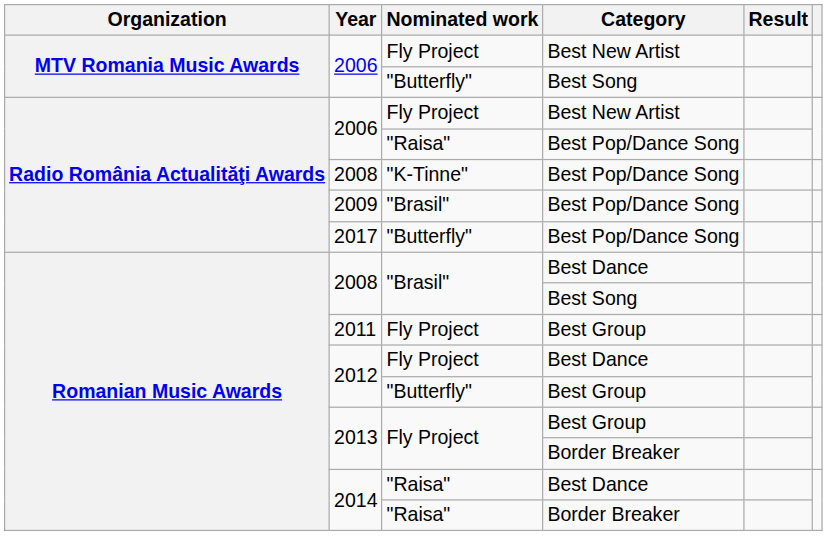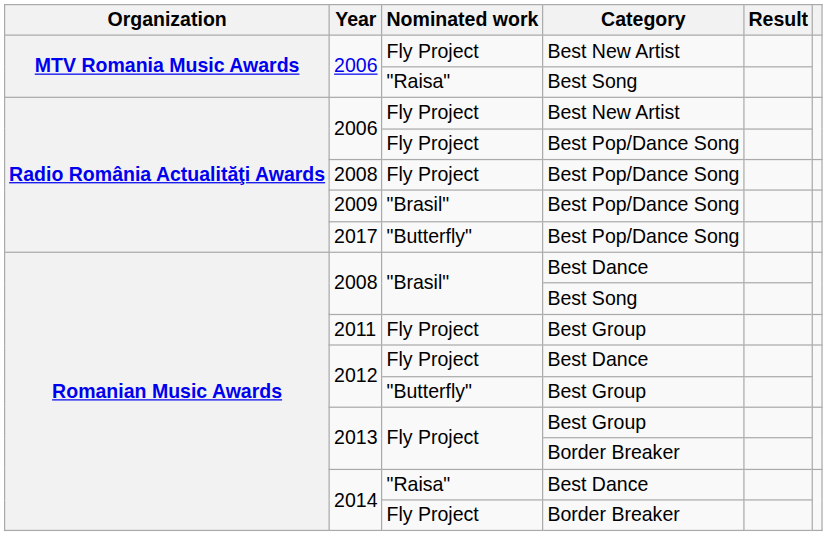(429, 81) "Butterfly" -> (418, 81) "Raisa"
(418, 143) "Raisa" -> (433, 143) Fly Project
(427, 174) "K-Tinne" -> (433, 174) Fly Project
(418, 515) "Raisa" -> (433, 515) Fly Project
